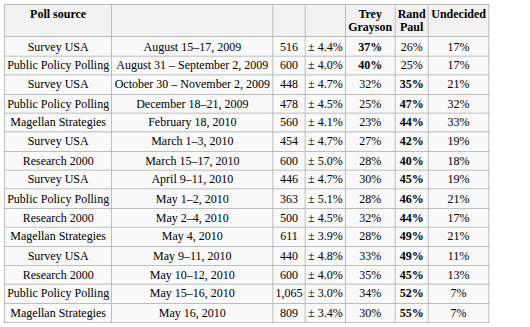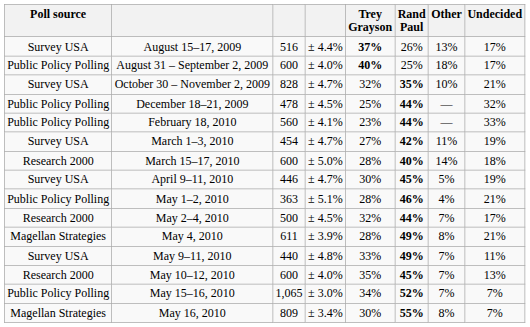+ column: (447, 14)
(289, 84) 448 -> (289, 84) 828
(412, 103) 47% -> (412, 103) 44%
(58, 122) Magellan Strategies -> (58, 122) Public Policy Polling
